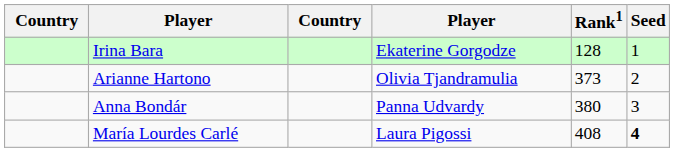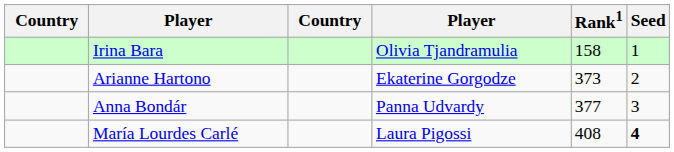(446, 50) Ekaterine Gorgodze -> (447, 50) Olivia Tjandramulia
(588, 50) 128 -> (588, 50) 158
(447, 78) Olivia Tjandramulia -> (446, 78) Ekaterine Gorgodze
(588, 106) 380 -> (588, 106) 377
